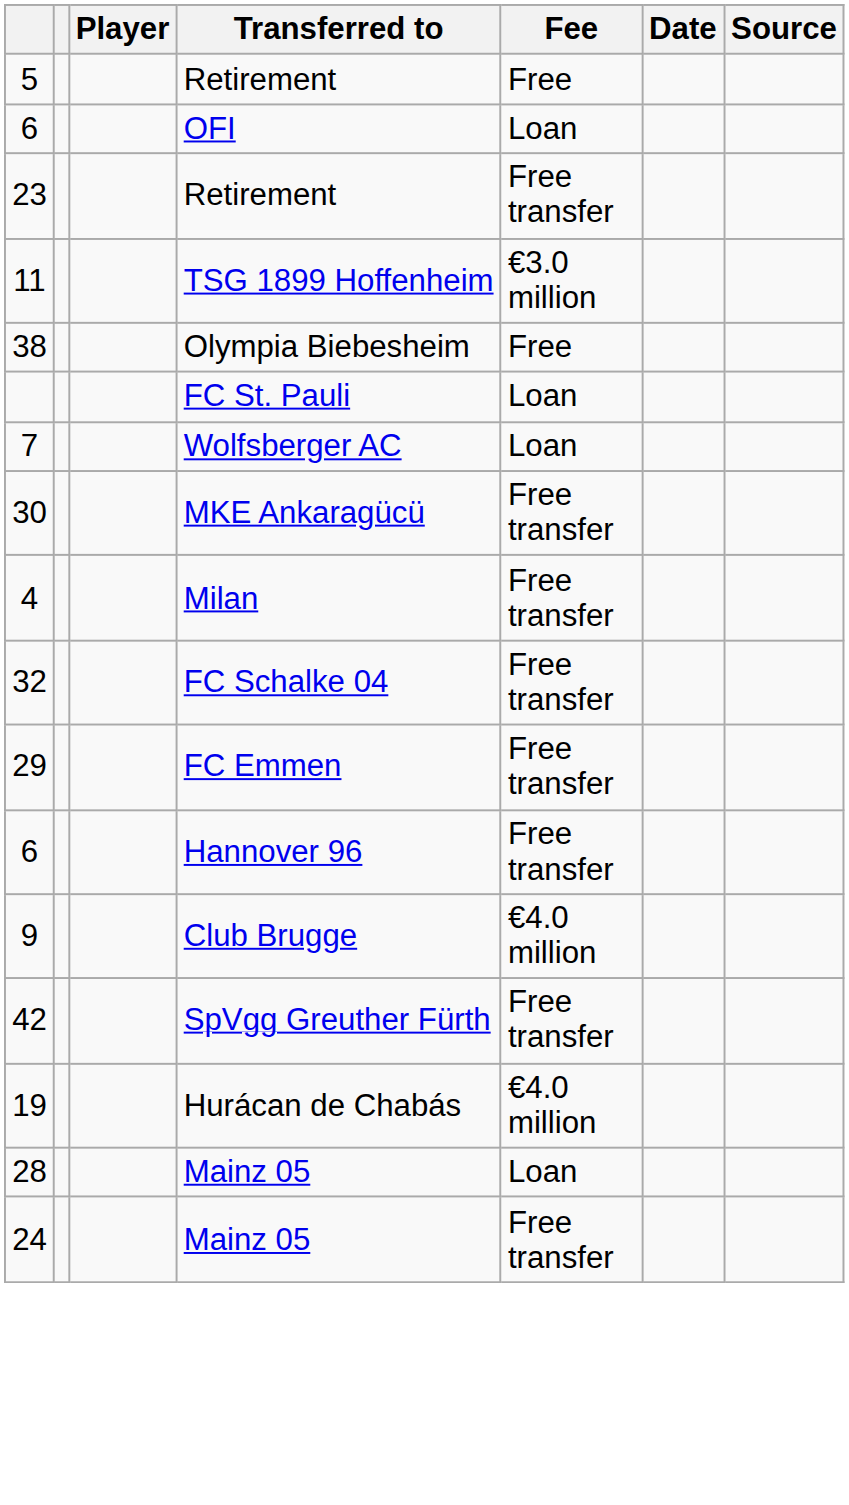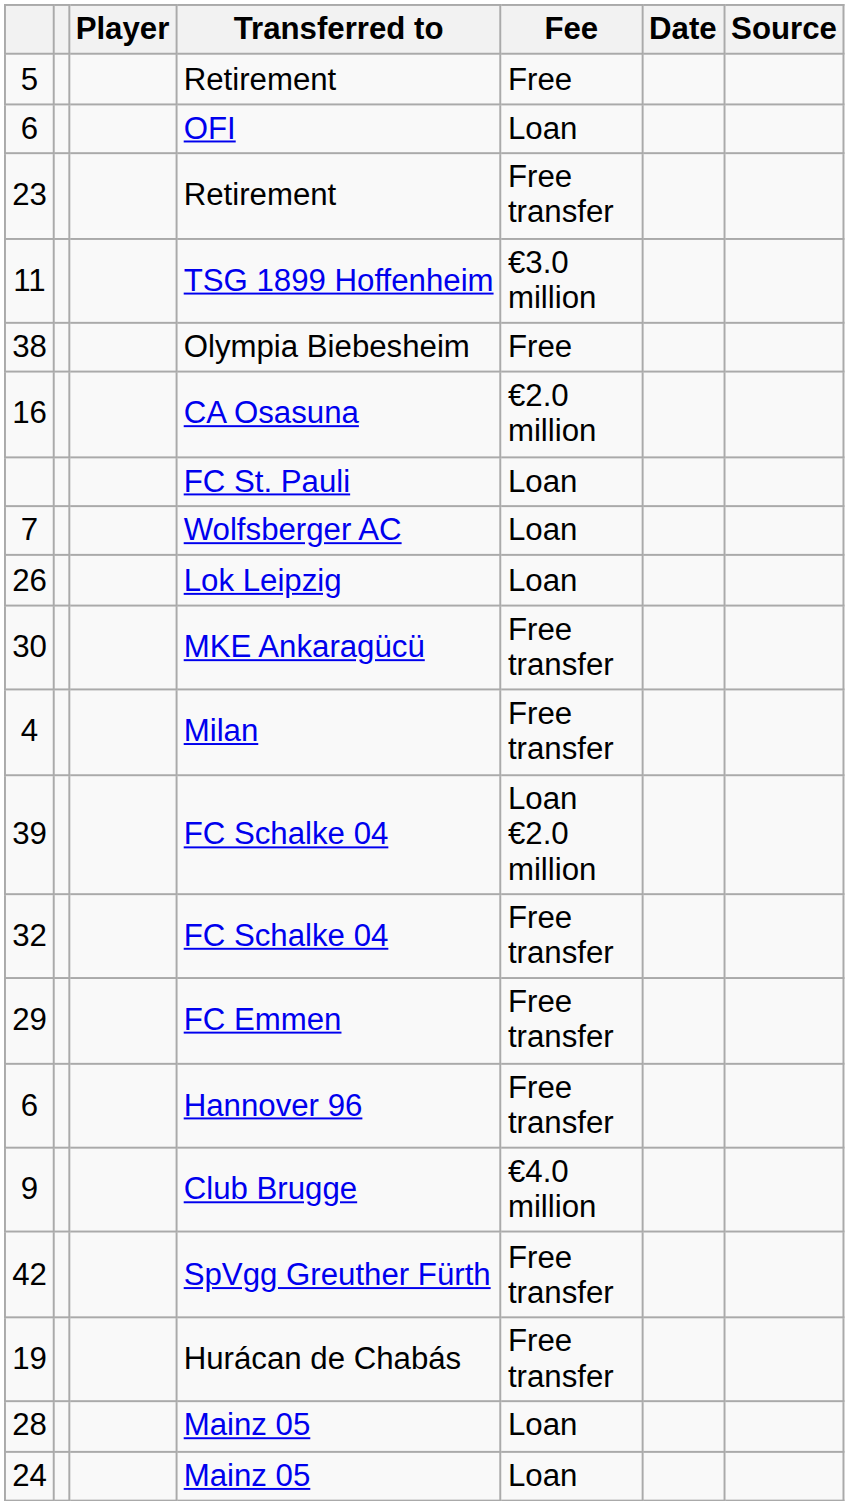+ row: (30, 413)
+ row: (30, 579)
+ row: (30, 833)
(552, 1104) €4.0 million -> (561, 1358) Free transfer
(561, 1238) Free transfer -> (543, 1475) Loan
